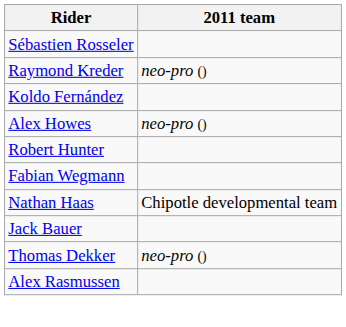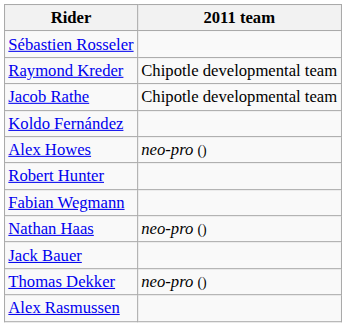(174, 70) neo-pro () -> (239, 70) Chipotle developmental team
+ row: (49, 96)
(239, 202) Chipotle developmental team -> (174, 228) neo-pro ()
